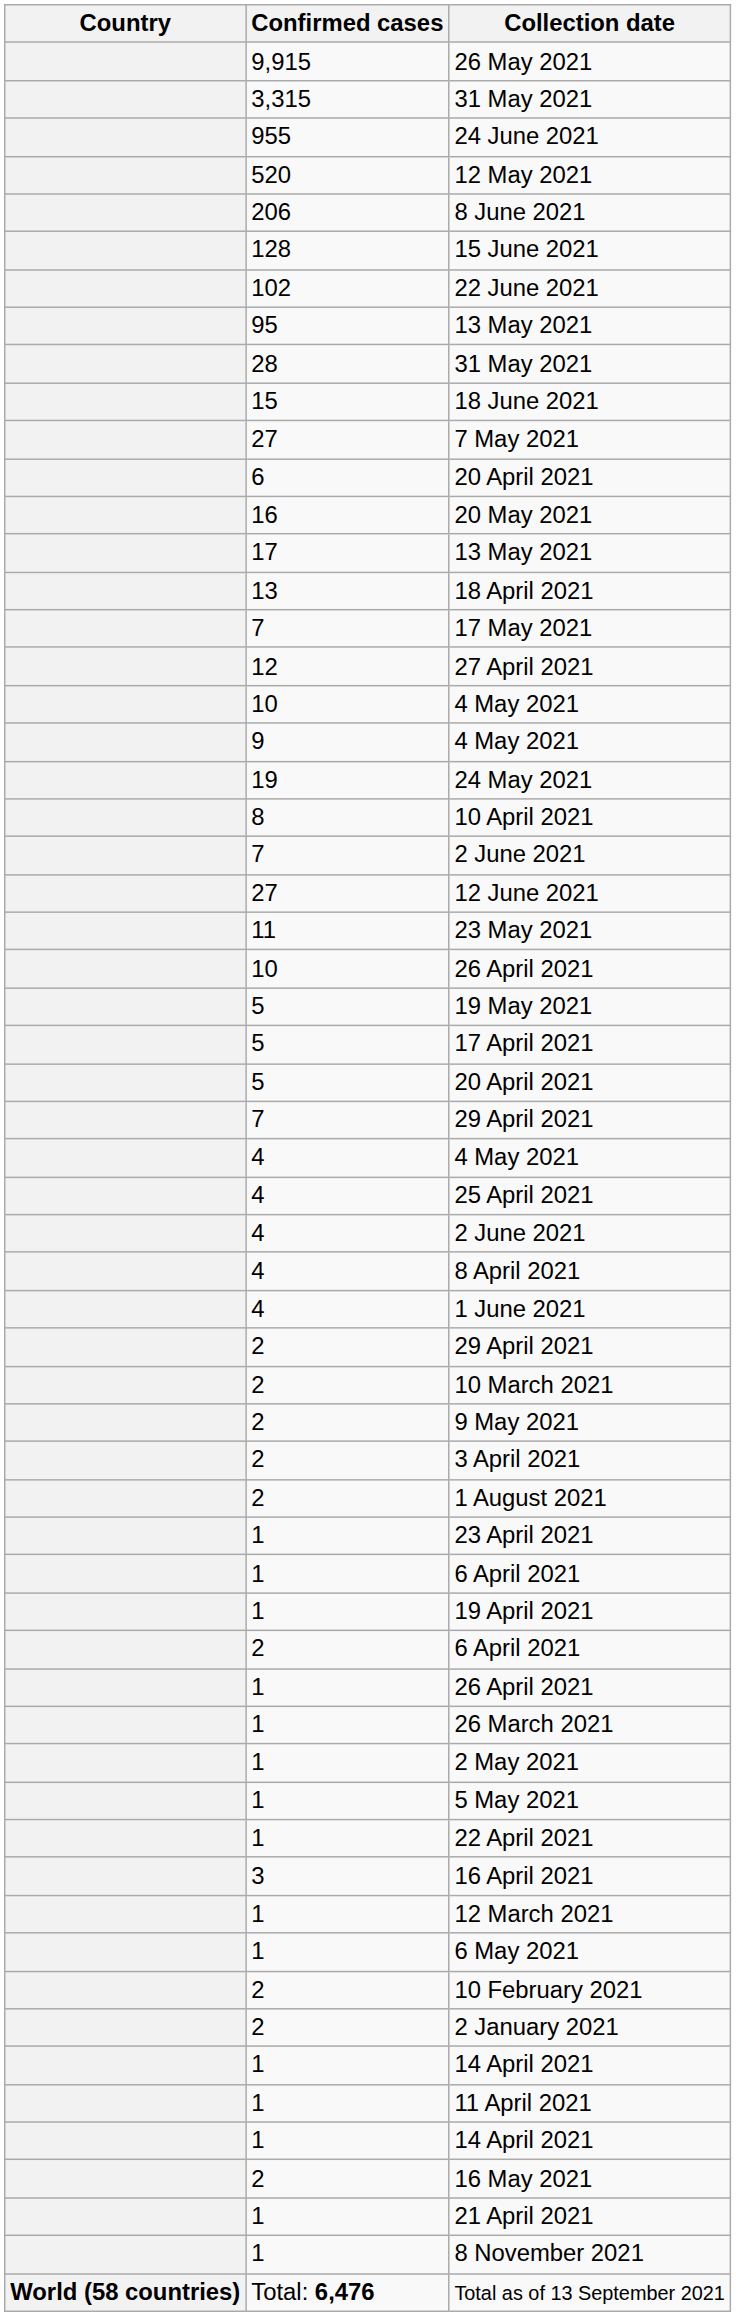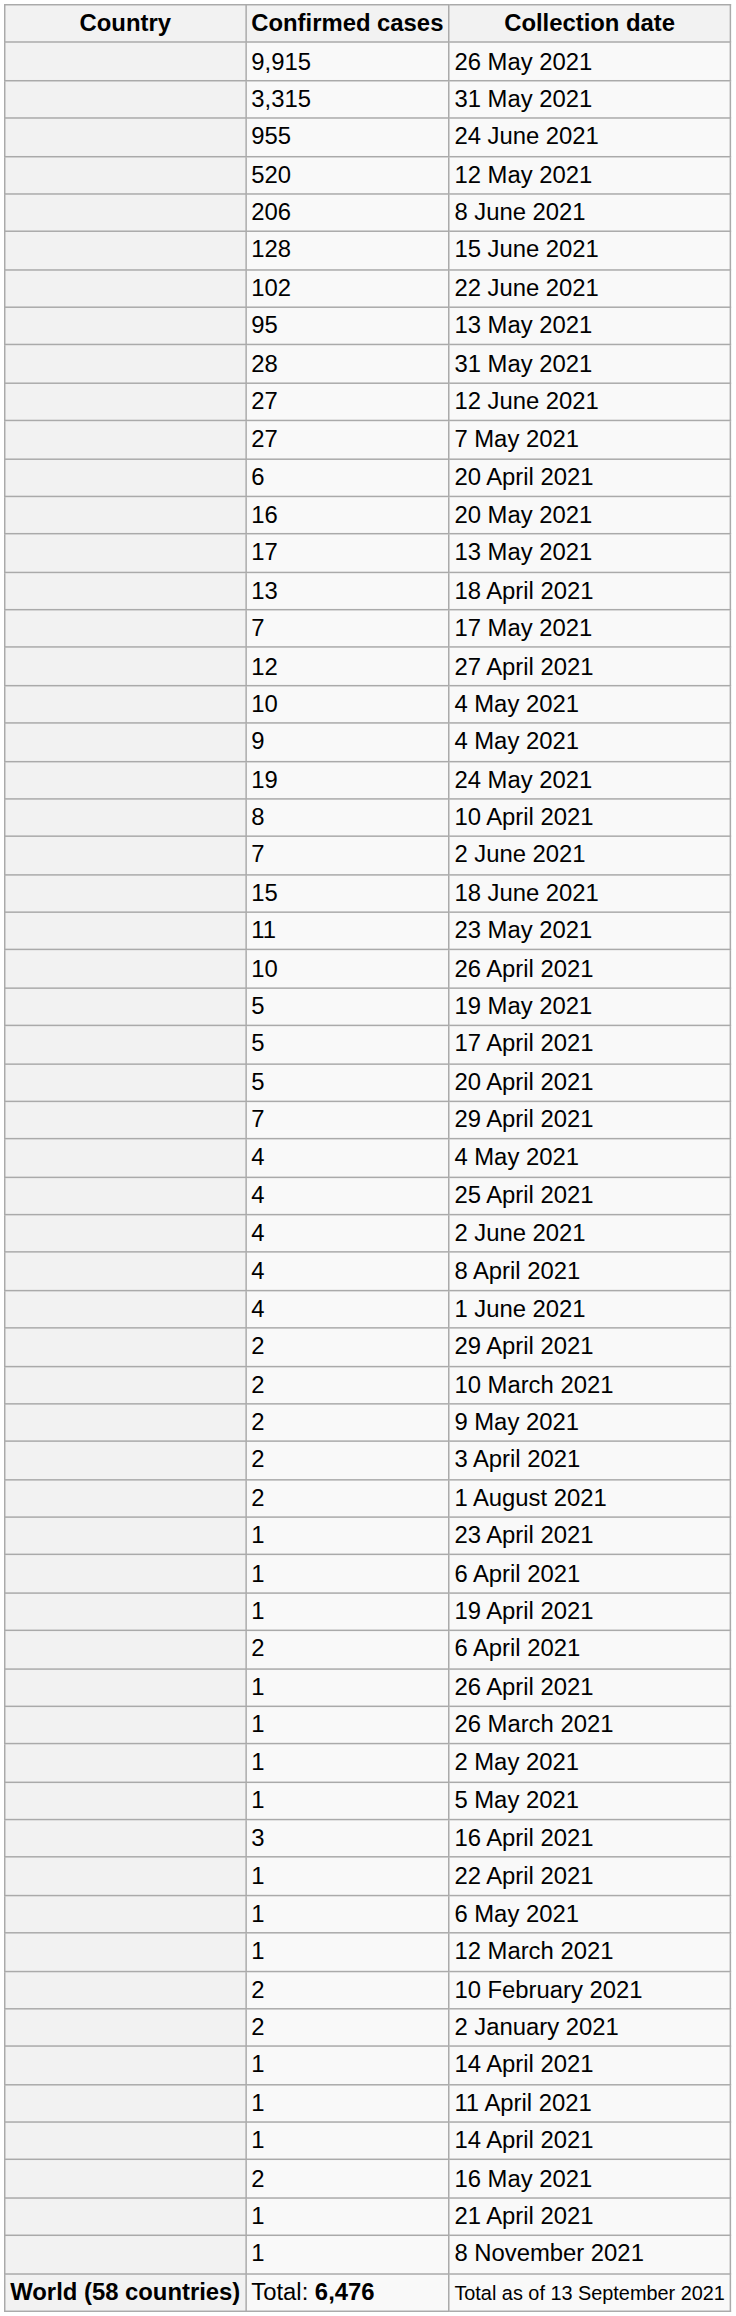rows swapped: (265, 893) <-> (265, 401)
rows swapped: (258, 1838) <-> (258, 1876)
rows swapped: (258, 1951) <-> (258, 1913)
